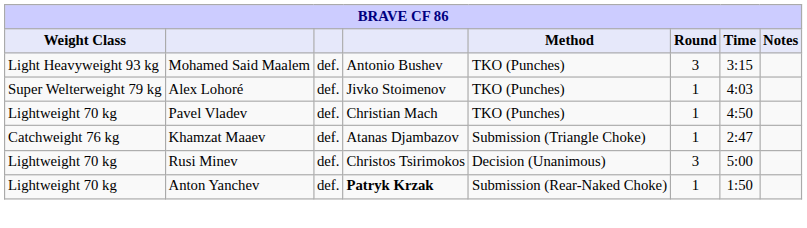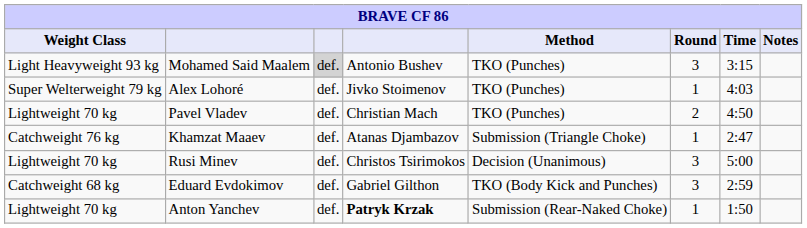(328, 64) no background -> (328, 64) lightgrey background
(695, 113) 1 -> (695, 113) 2
+ row: (226, 186)
